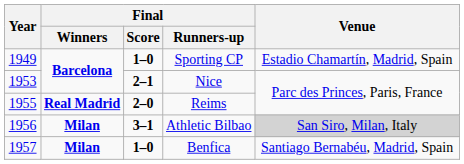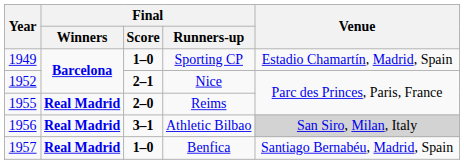(23, 81) 1953 -> (23, 81) 1952
(82, 125) Milan -> (82, 125) Real Madrid
(82, 147) Milan -> (82, 147) Real Madrid
